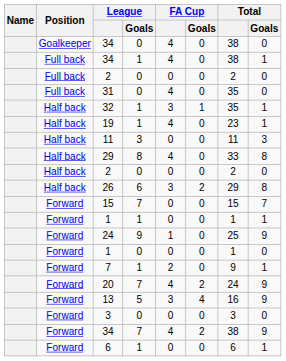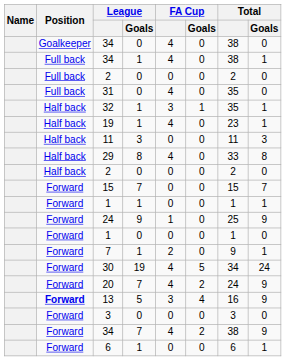- row: (108, 188)
+ row: (108, 268)
(65, 300) normal -> (65, 300) bold
